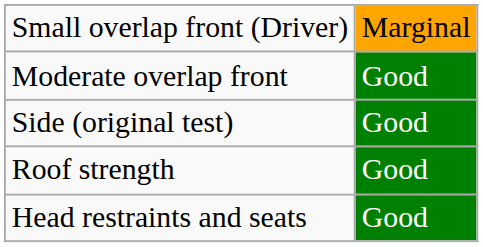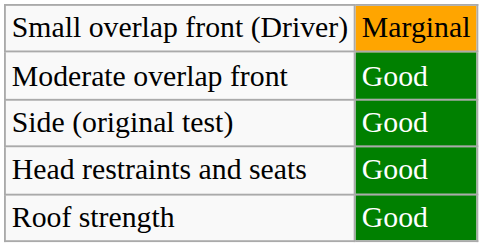rows swapped: (93, 169) <-> (159, 216)
